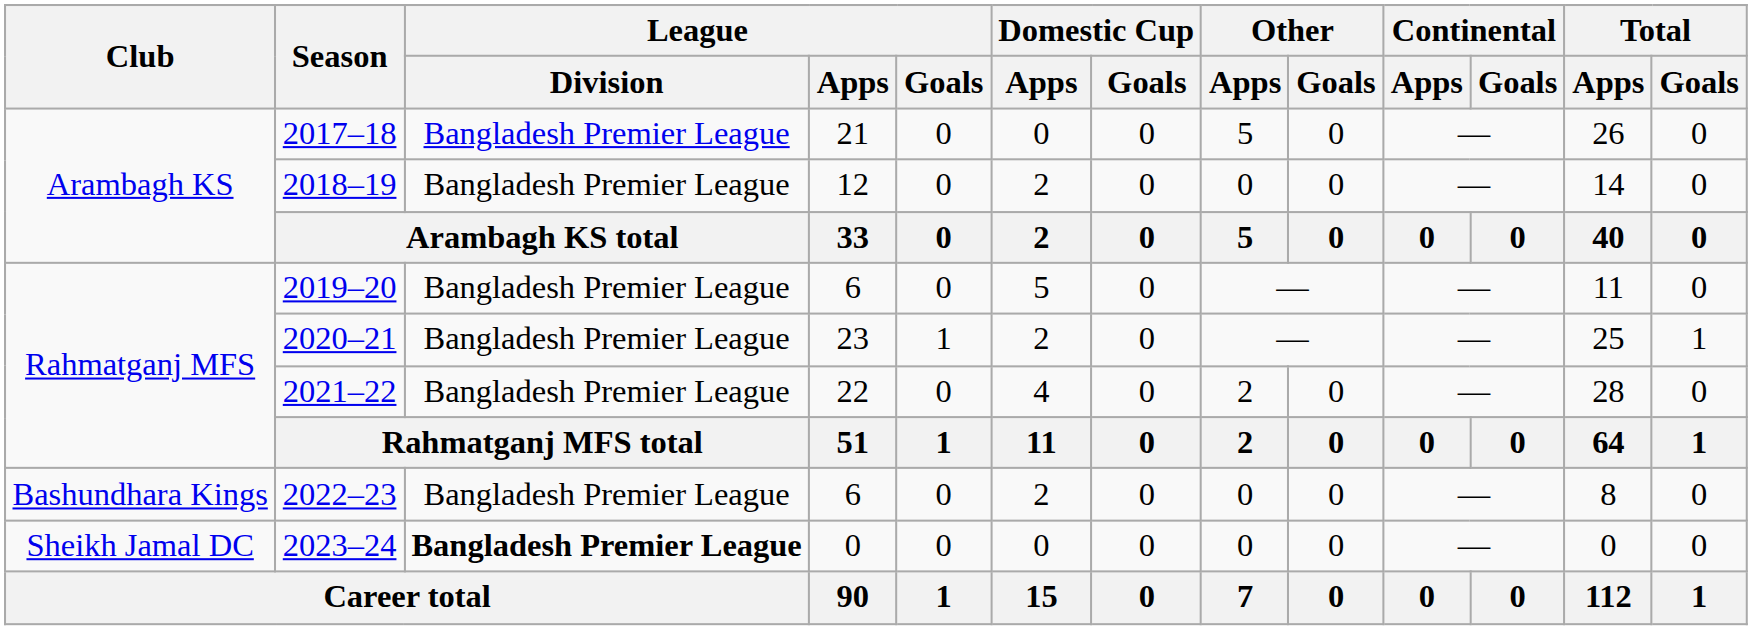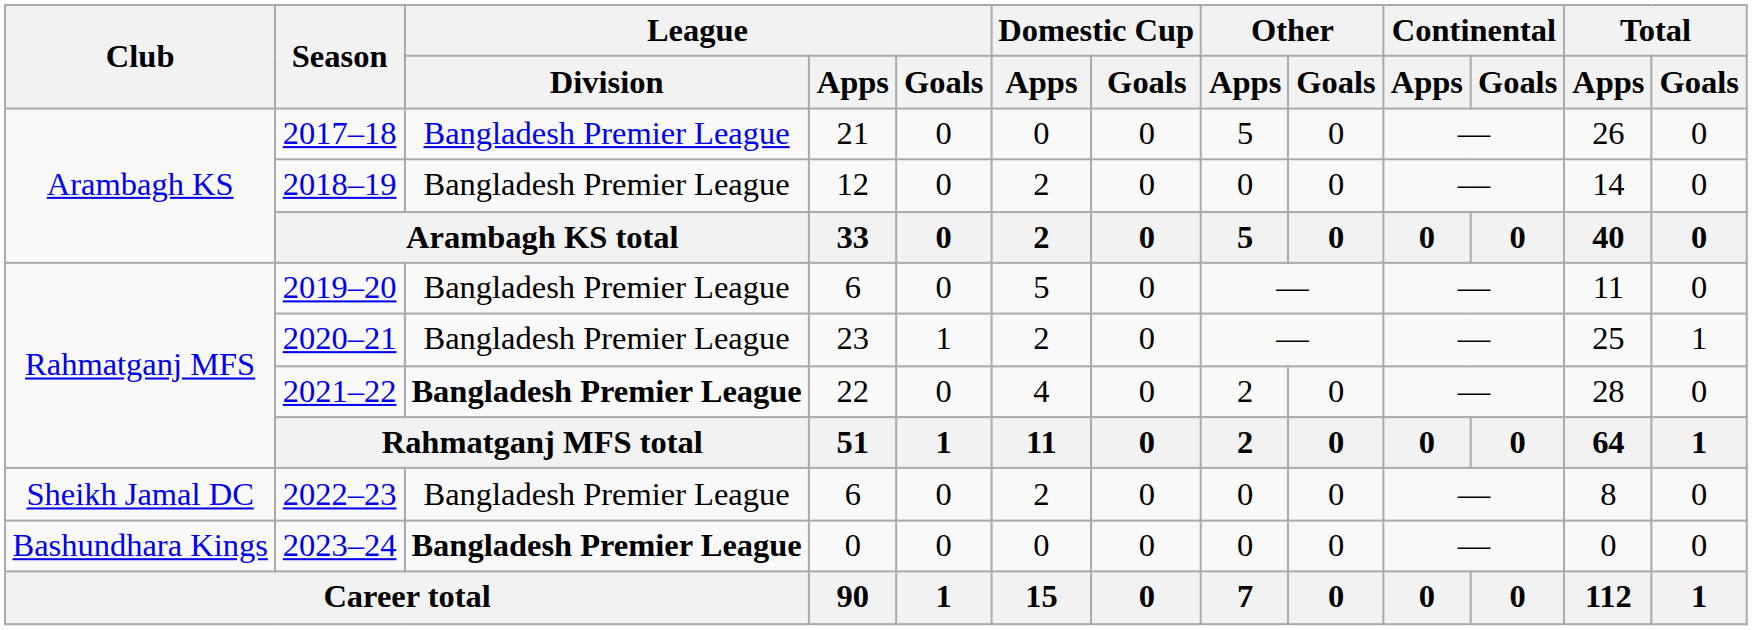(607, 390) normal -> (607, 390) bold
(140, 493) Bashundhara Kings -> (140, 493) Sheikh Jamal DC
(140, 545) Sheikh Jamal DC -> (140, 545) Bashundhara Kings
